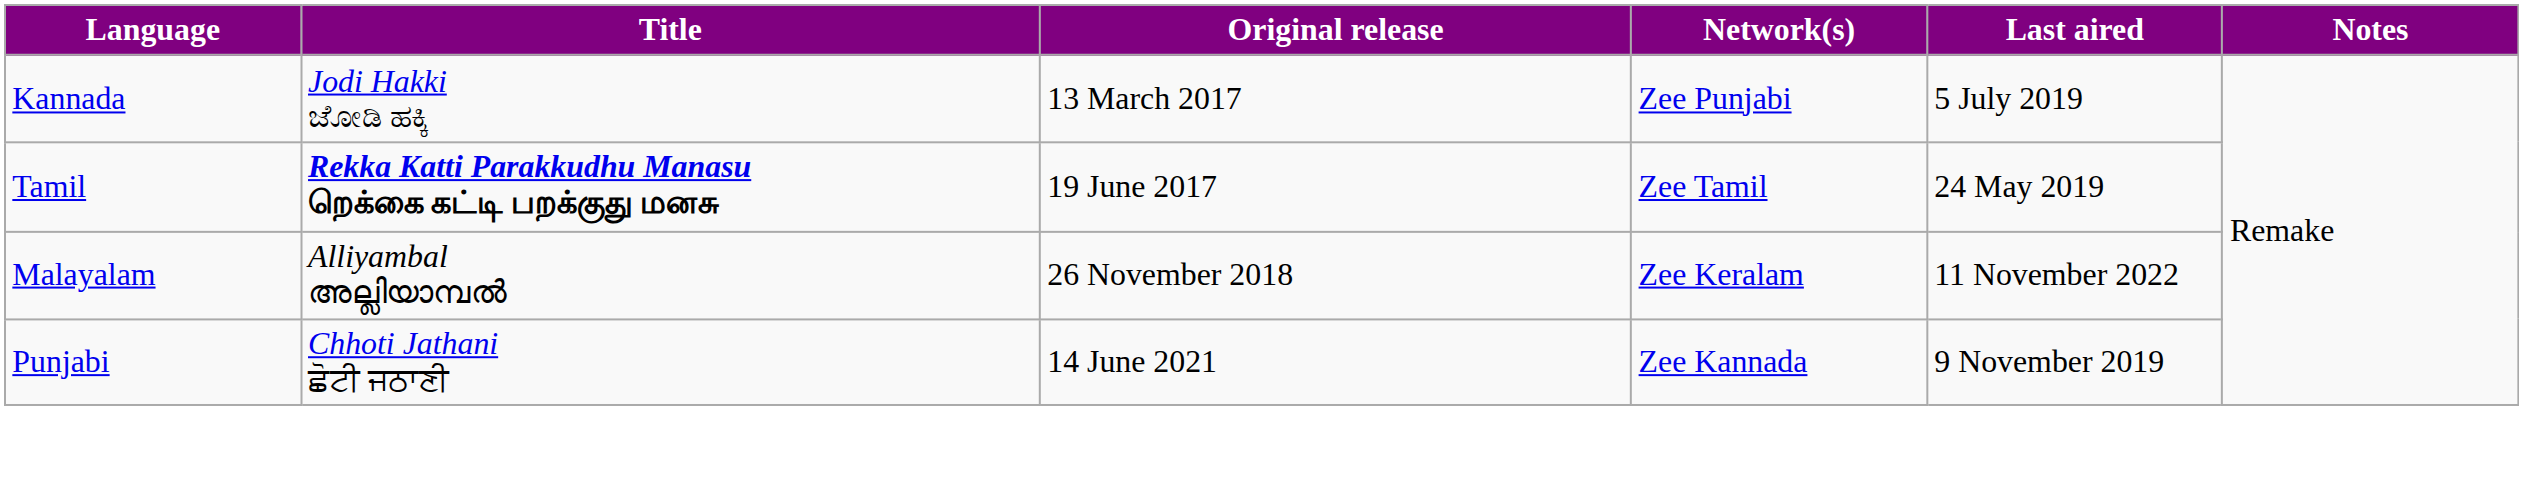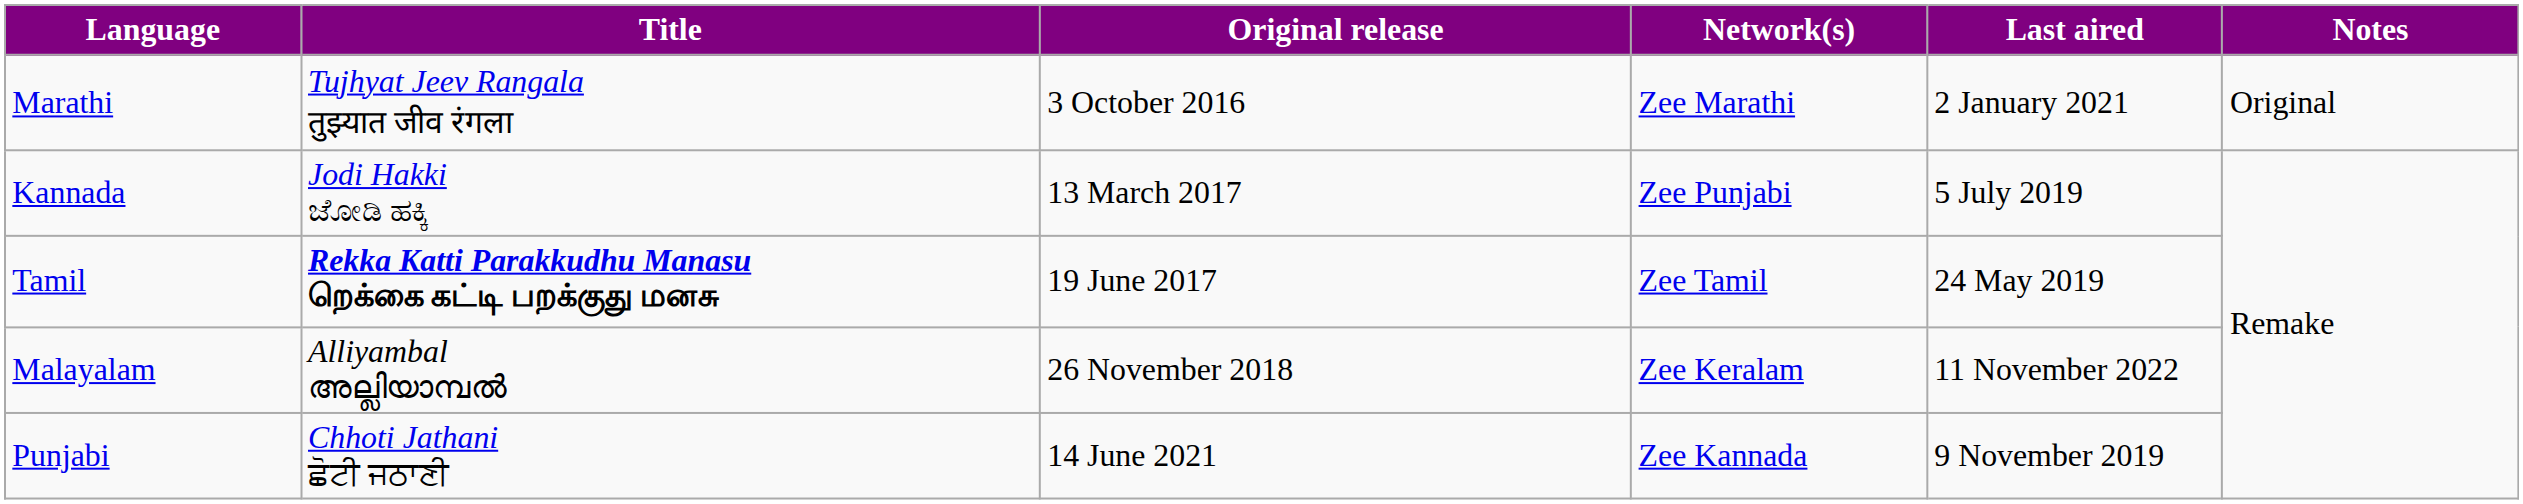+ row: (63, 102)
